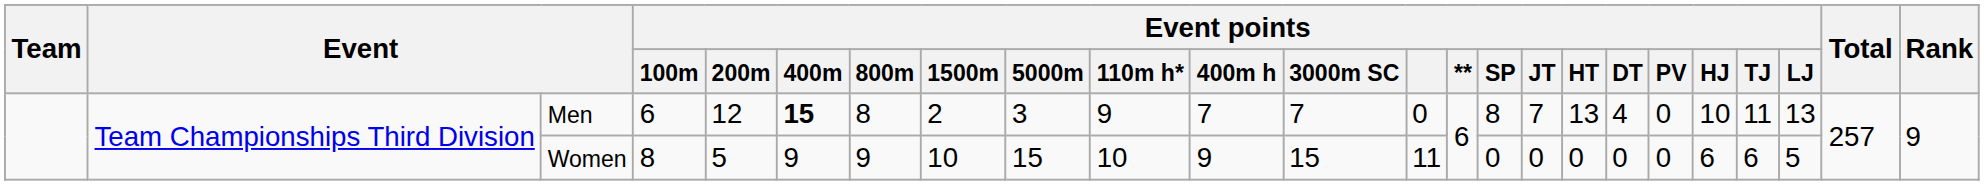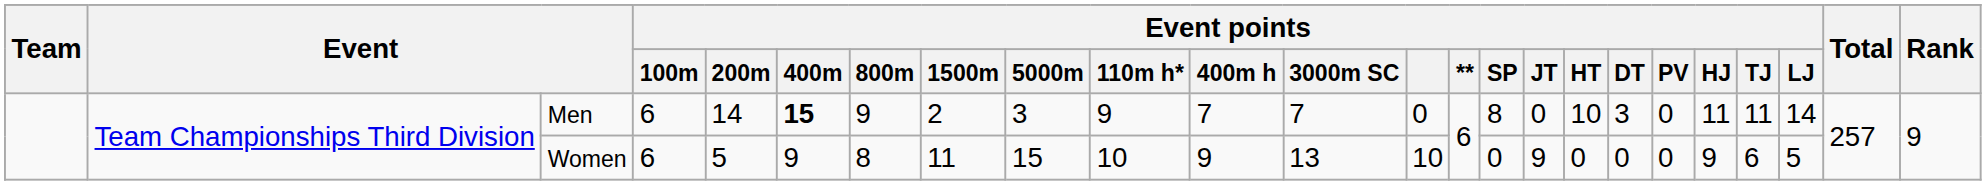(727, 115) 12 -> (727, 115) 14
(863, 115) 8 -> (863, 115) 9
(1536, 115) 7 -> (1538, 115) 0
(1584, 115) 13 -> (1586, 115) 10
(1620, 115) 4 -> (1622, 115) 3
(1715, 115) 10 -> (1716, 115) 11
(1800, 115) 13 -> (1801, 115) 14
(647, 158) 8 -> (647, 158) 6
(863, 158) 9 -> (863, 158) 8
(943, 158) 10 -> (942, 158) 11
(1305, 158) 15 -> (1305, 158) 13
(1427, 158) 11 -> (1428, 158) 10
(1536, 158) 0 -> (1538, 158) 9
(1707, 158) 6 -> (1709, 158) 9
